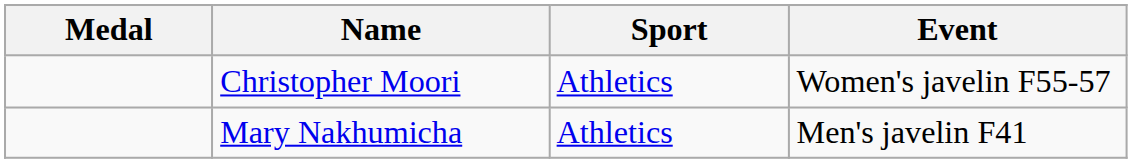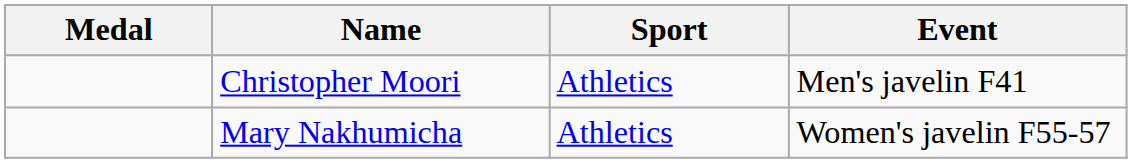(954, 81) Women's javelin F55-57 -> (912, 81) Men's javelin F41
(912, 132) Men's javelin F41 -> (954, 132) Women's javelin F55-57
